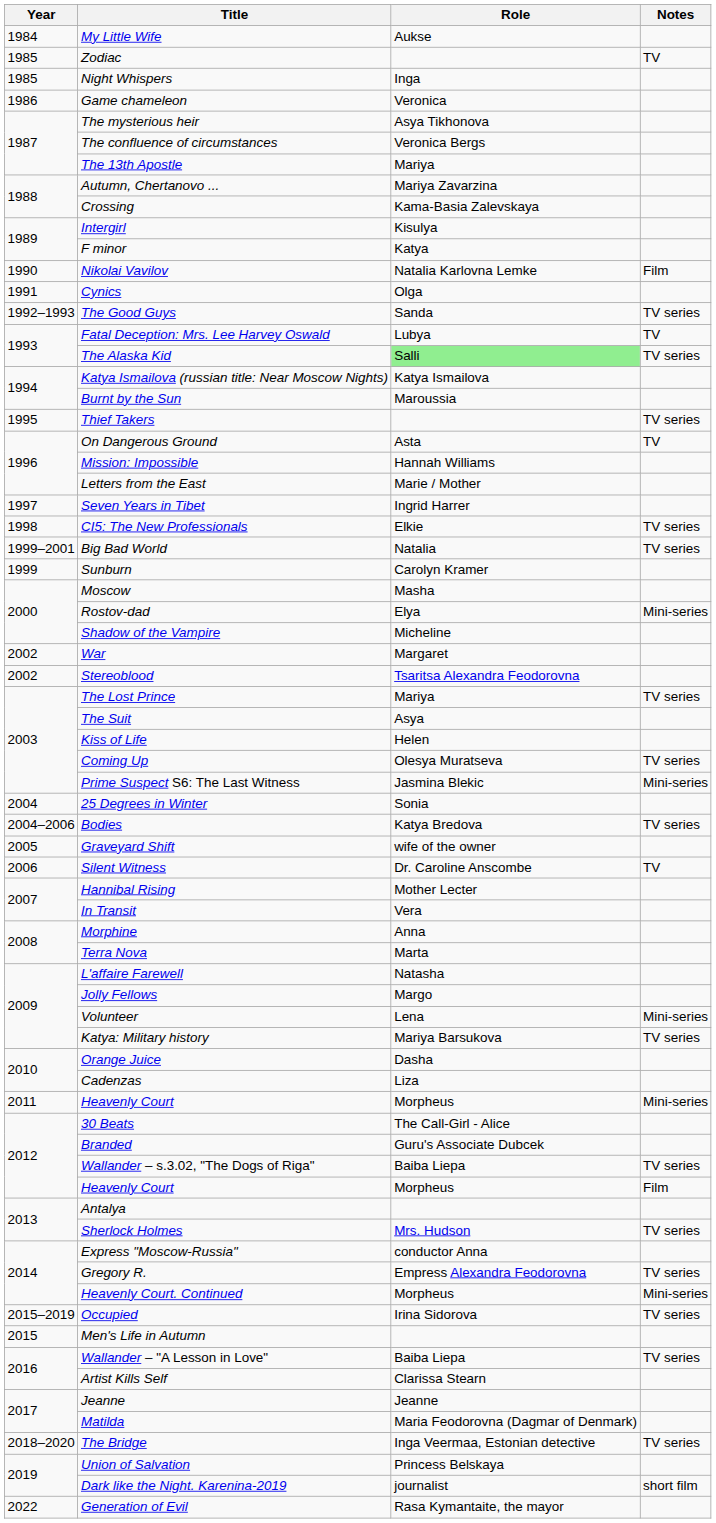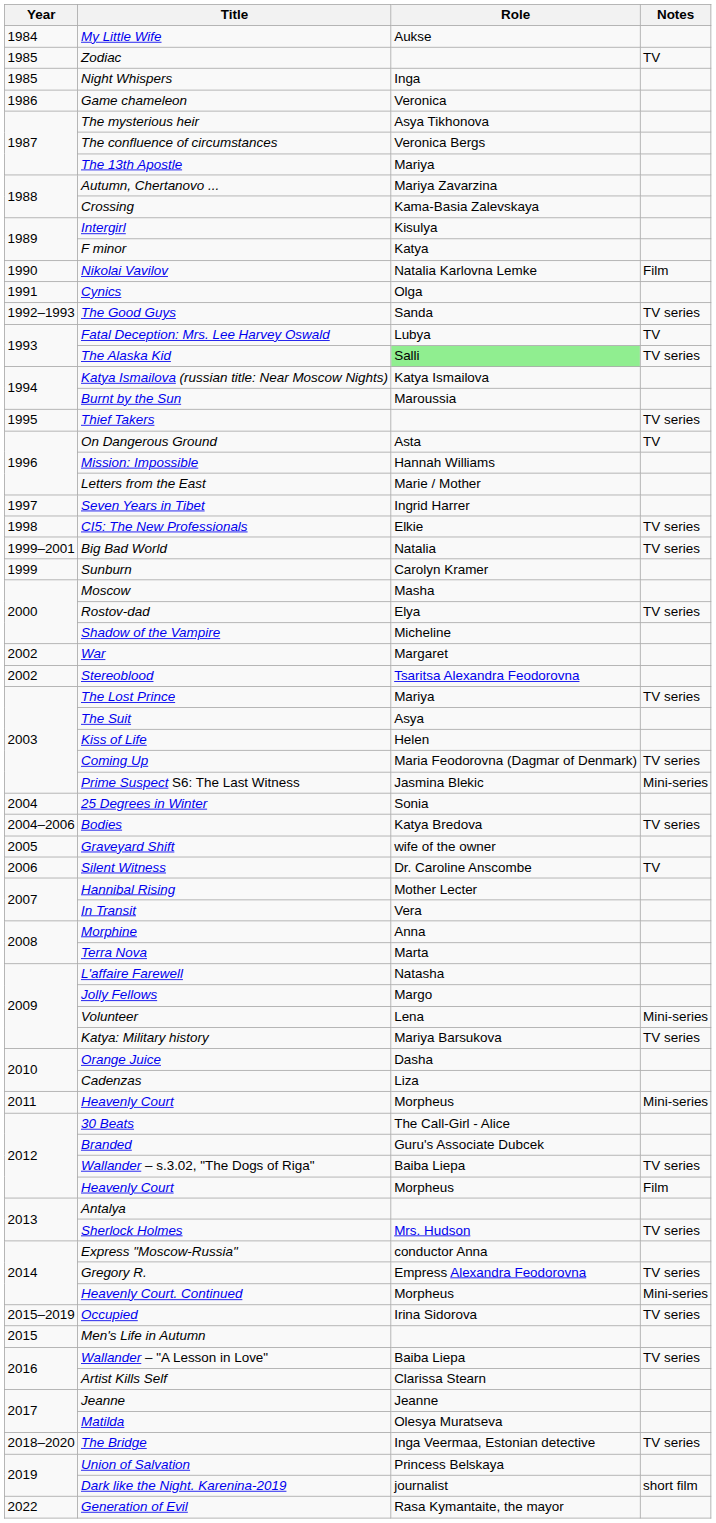(676, 611) Mini-series -> (672, 611) TV series
(448, 761) Olesya Muratseva -> (516, 761) Maria Feodorovna (Dagmar of Denmark)
(516, 1421) Maria Feodorovna (Dagmar of Denmark) -> (448, 1421) Olesya Muratseva
